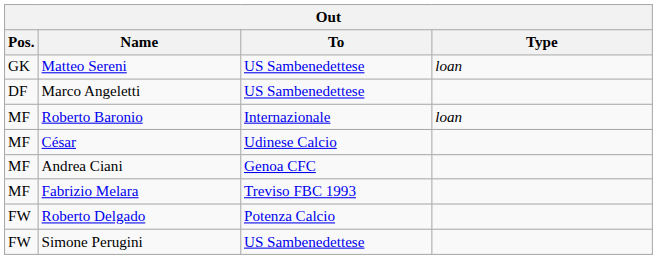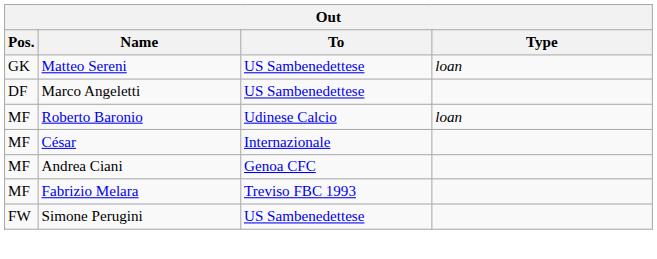(287, 117) Internazionale -> (290, 117) Udinese Calcio
(290, 142) Udinese Calcio -> (287, 142) Internazionale
- row: (93, 216)
